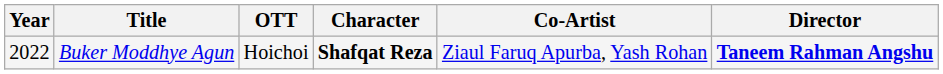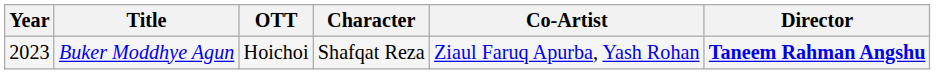(29, 52) 2022 -> (29, 52) 2023
(375, 52) bold -> (371, 52) normal
